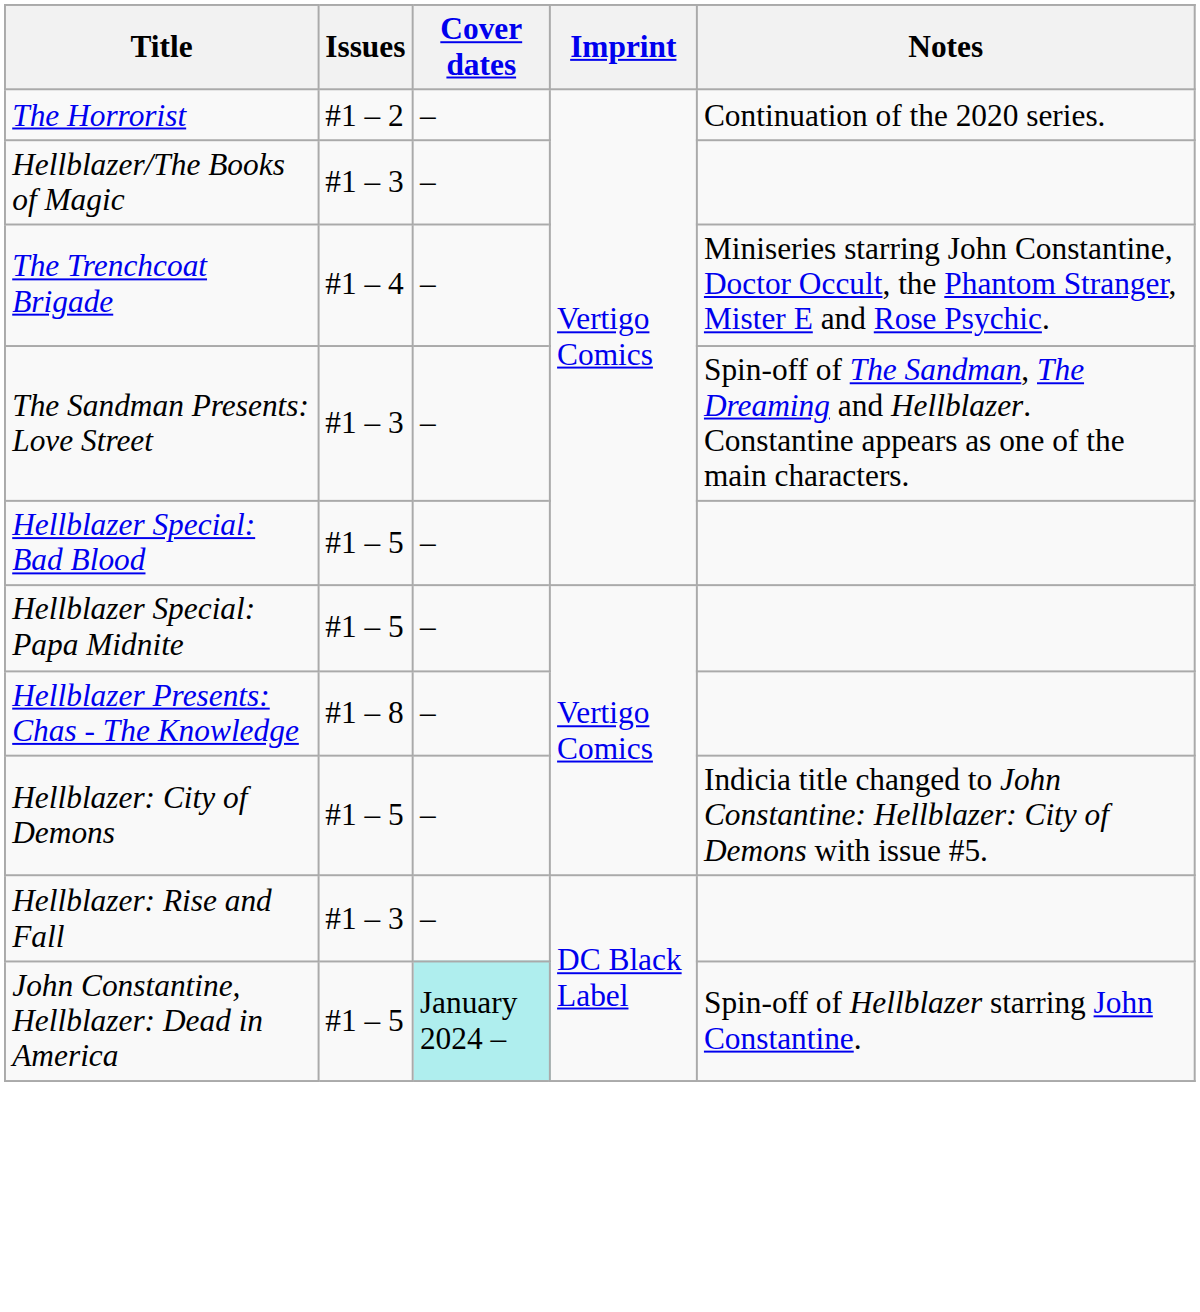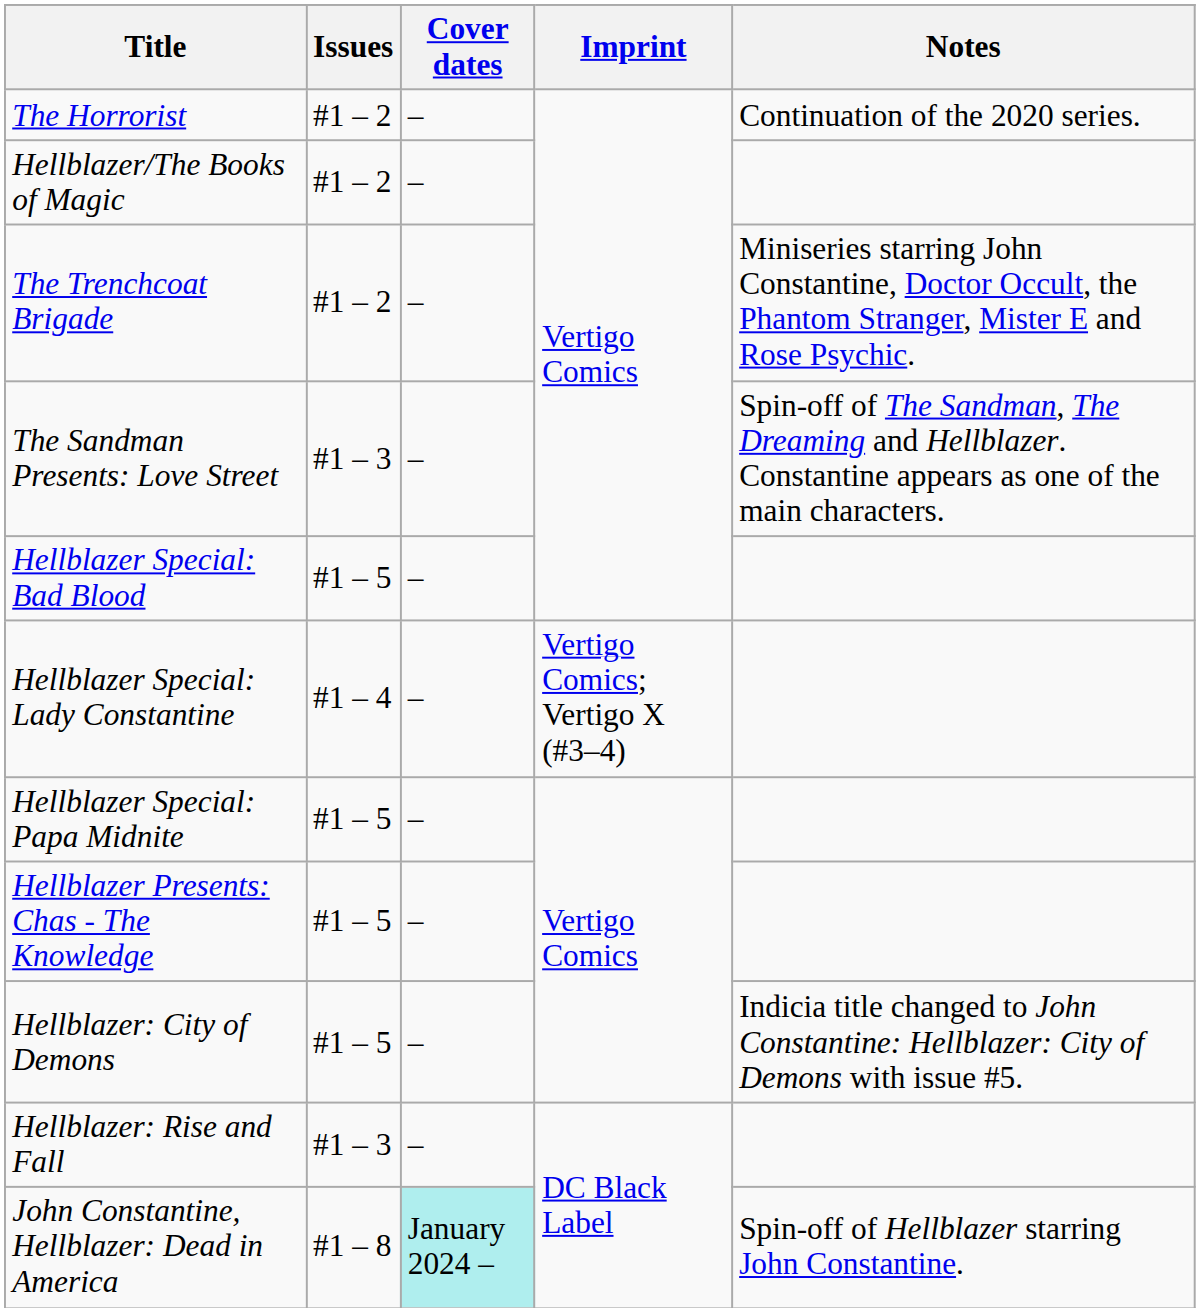(364, 181) #1 – 3 -> (352, 181) #1 – 2
(364, 284) #1 – 4 -> (352, 302) #1 – 2
+ row: (134, 698)
(364, 712) #1 – 8 -> (352, 921) #1 – 5
(364, 1020) #1 – 5 -> (352, 1246) #1 – 8
